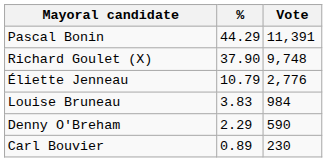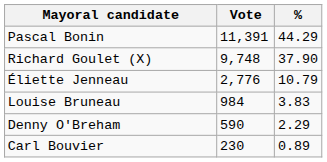columns swapped: (292, 15) <-> (240, 15)
